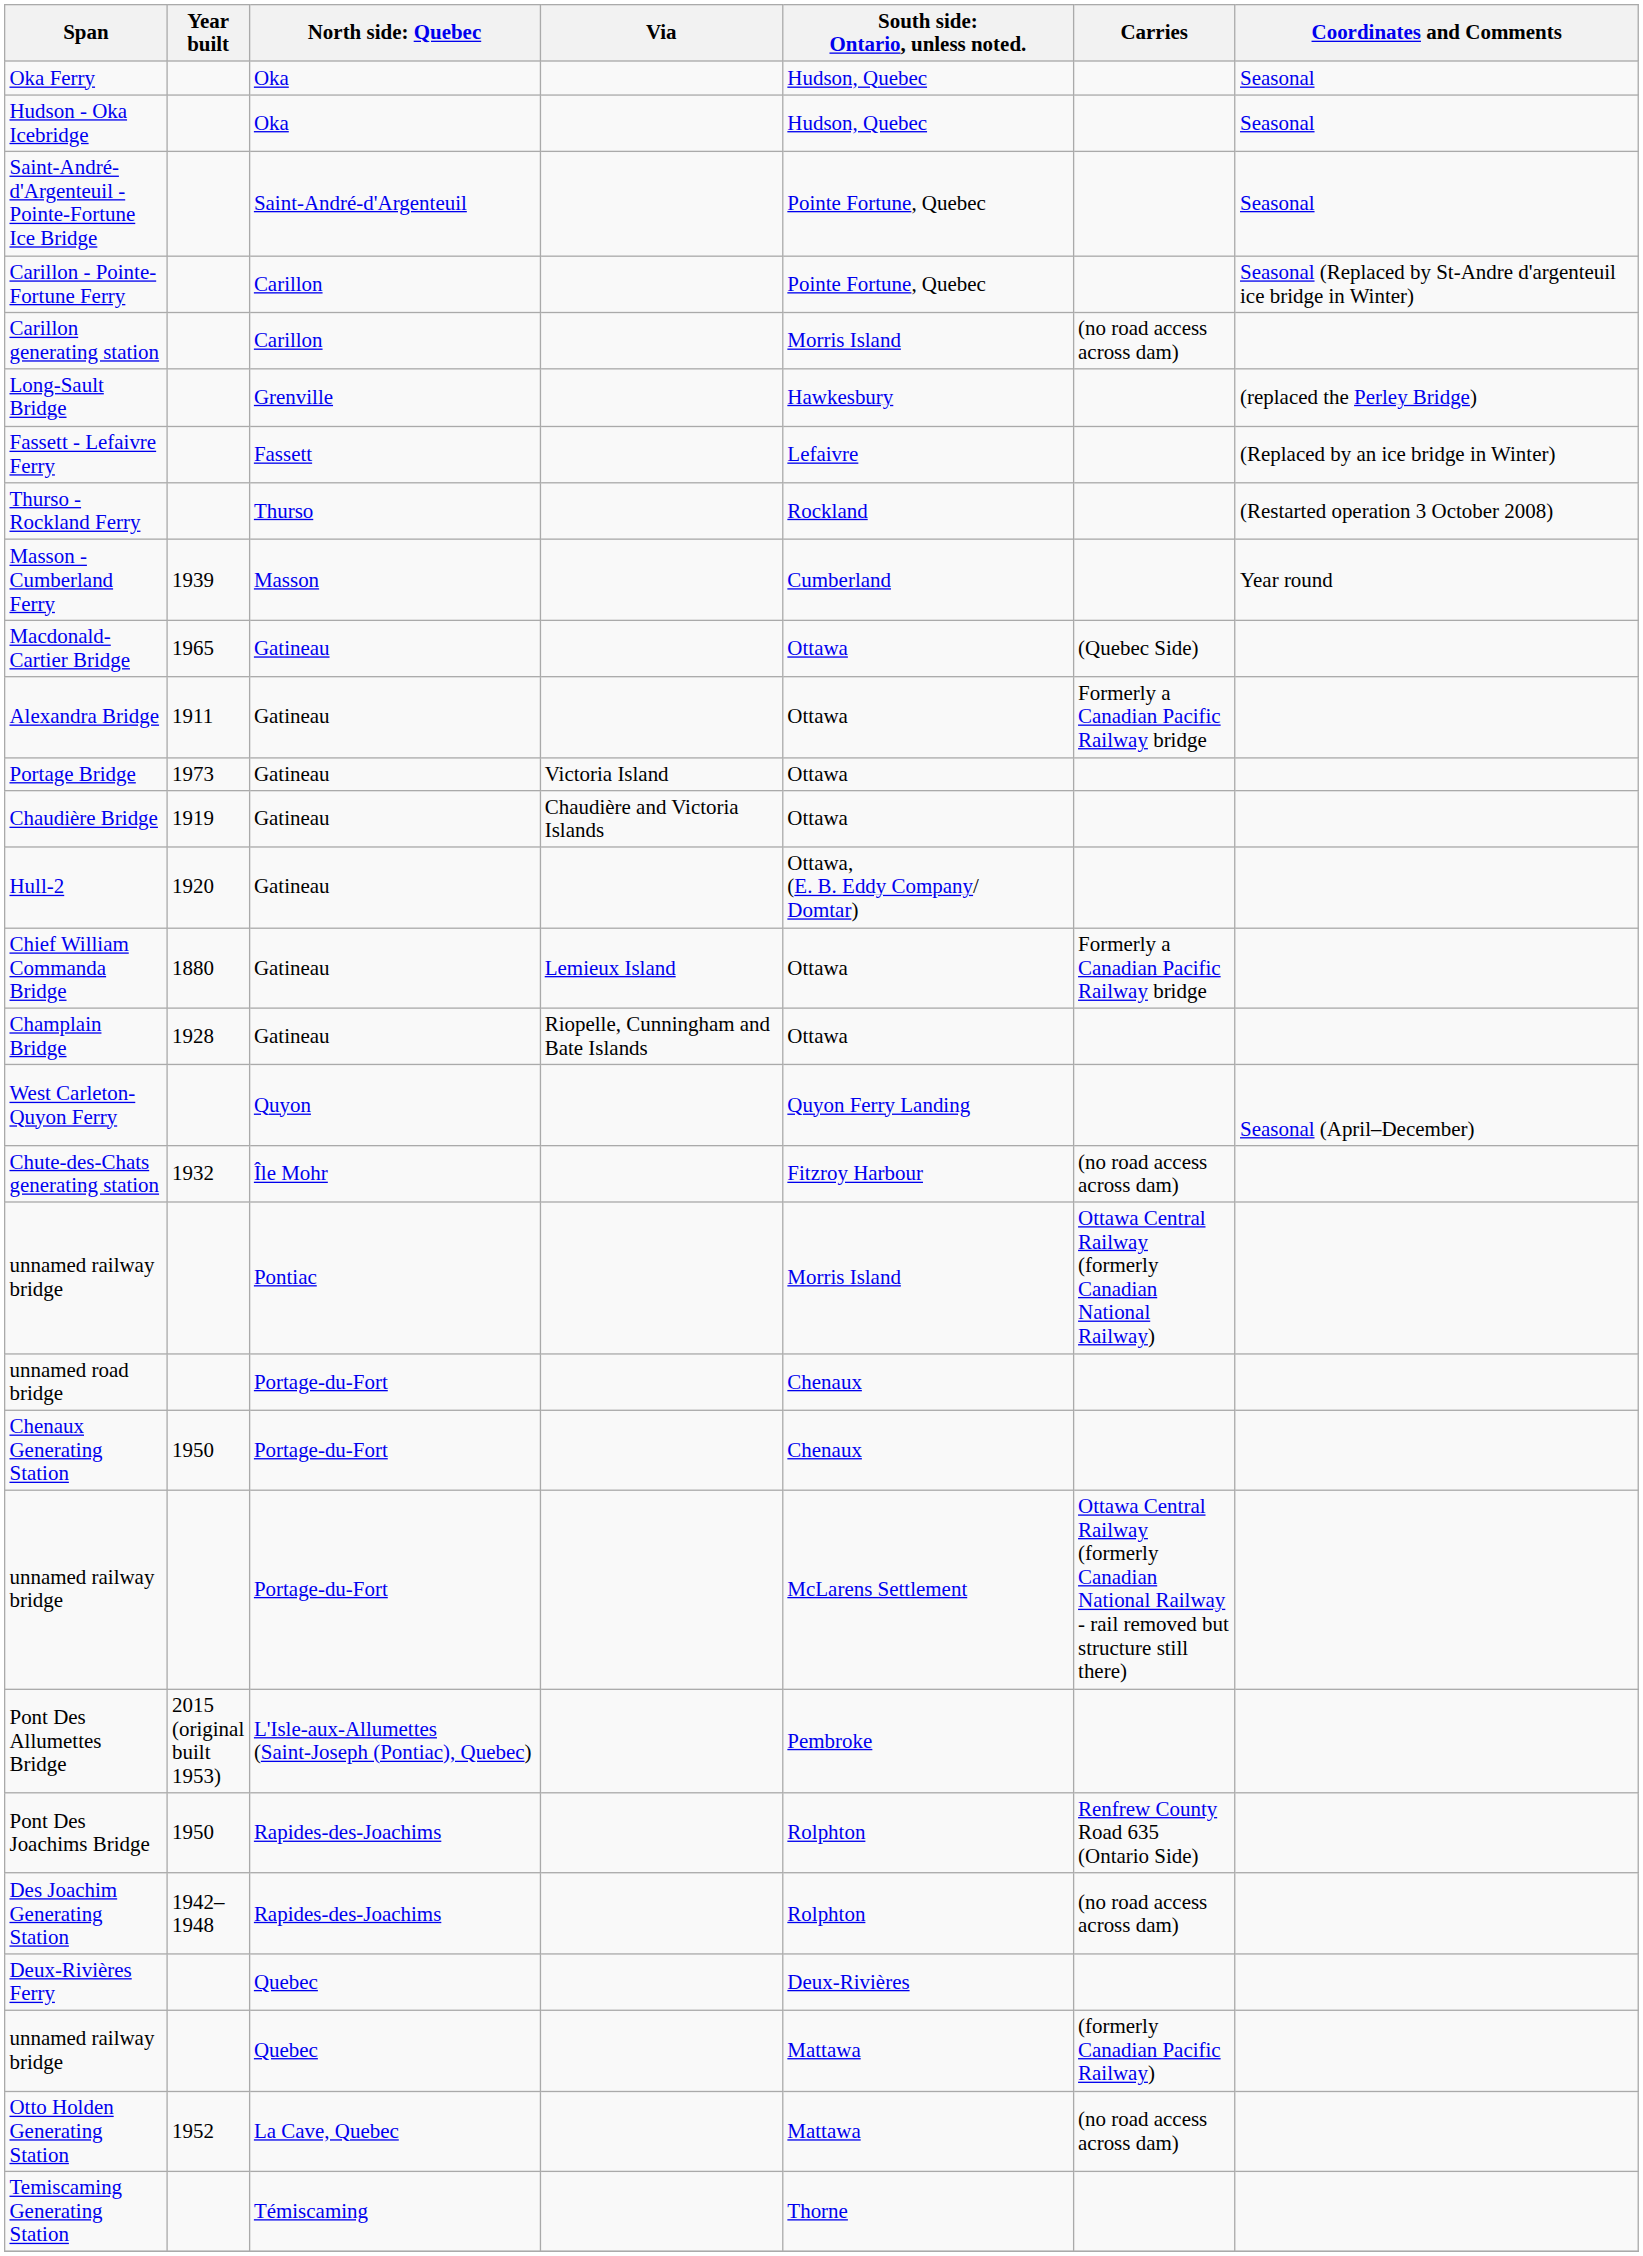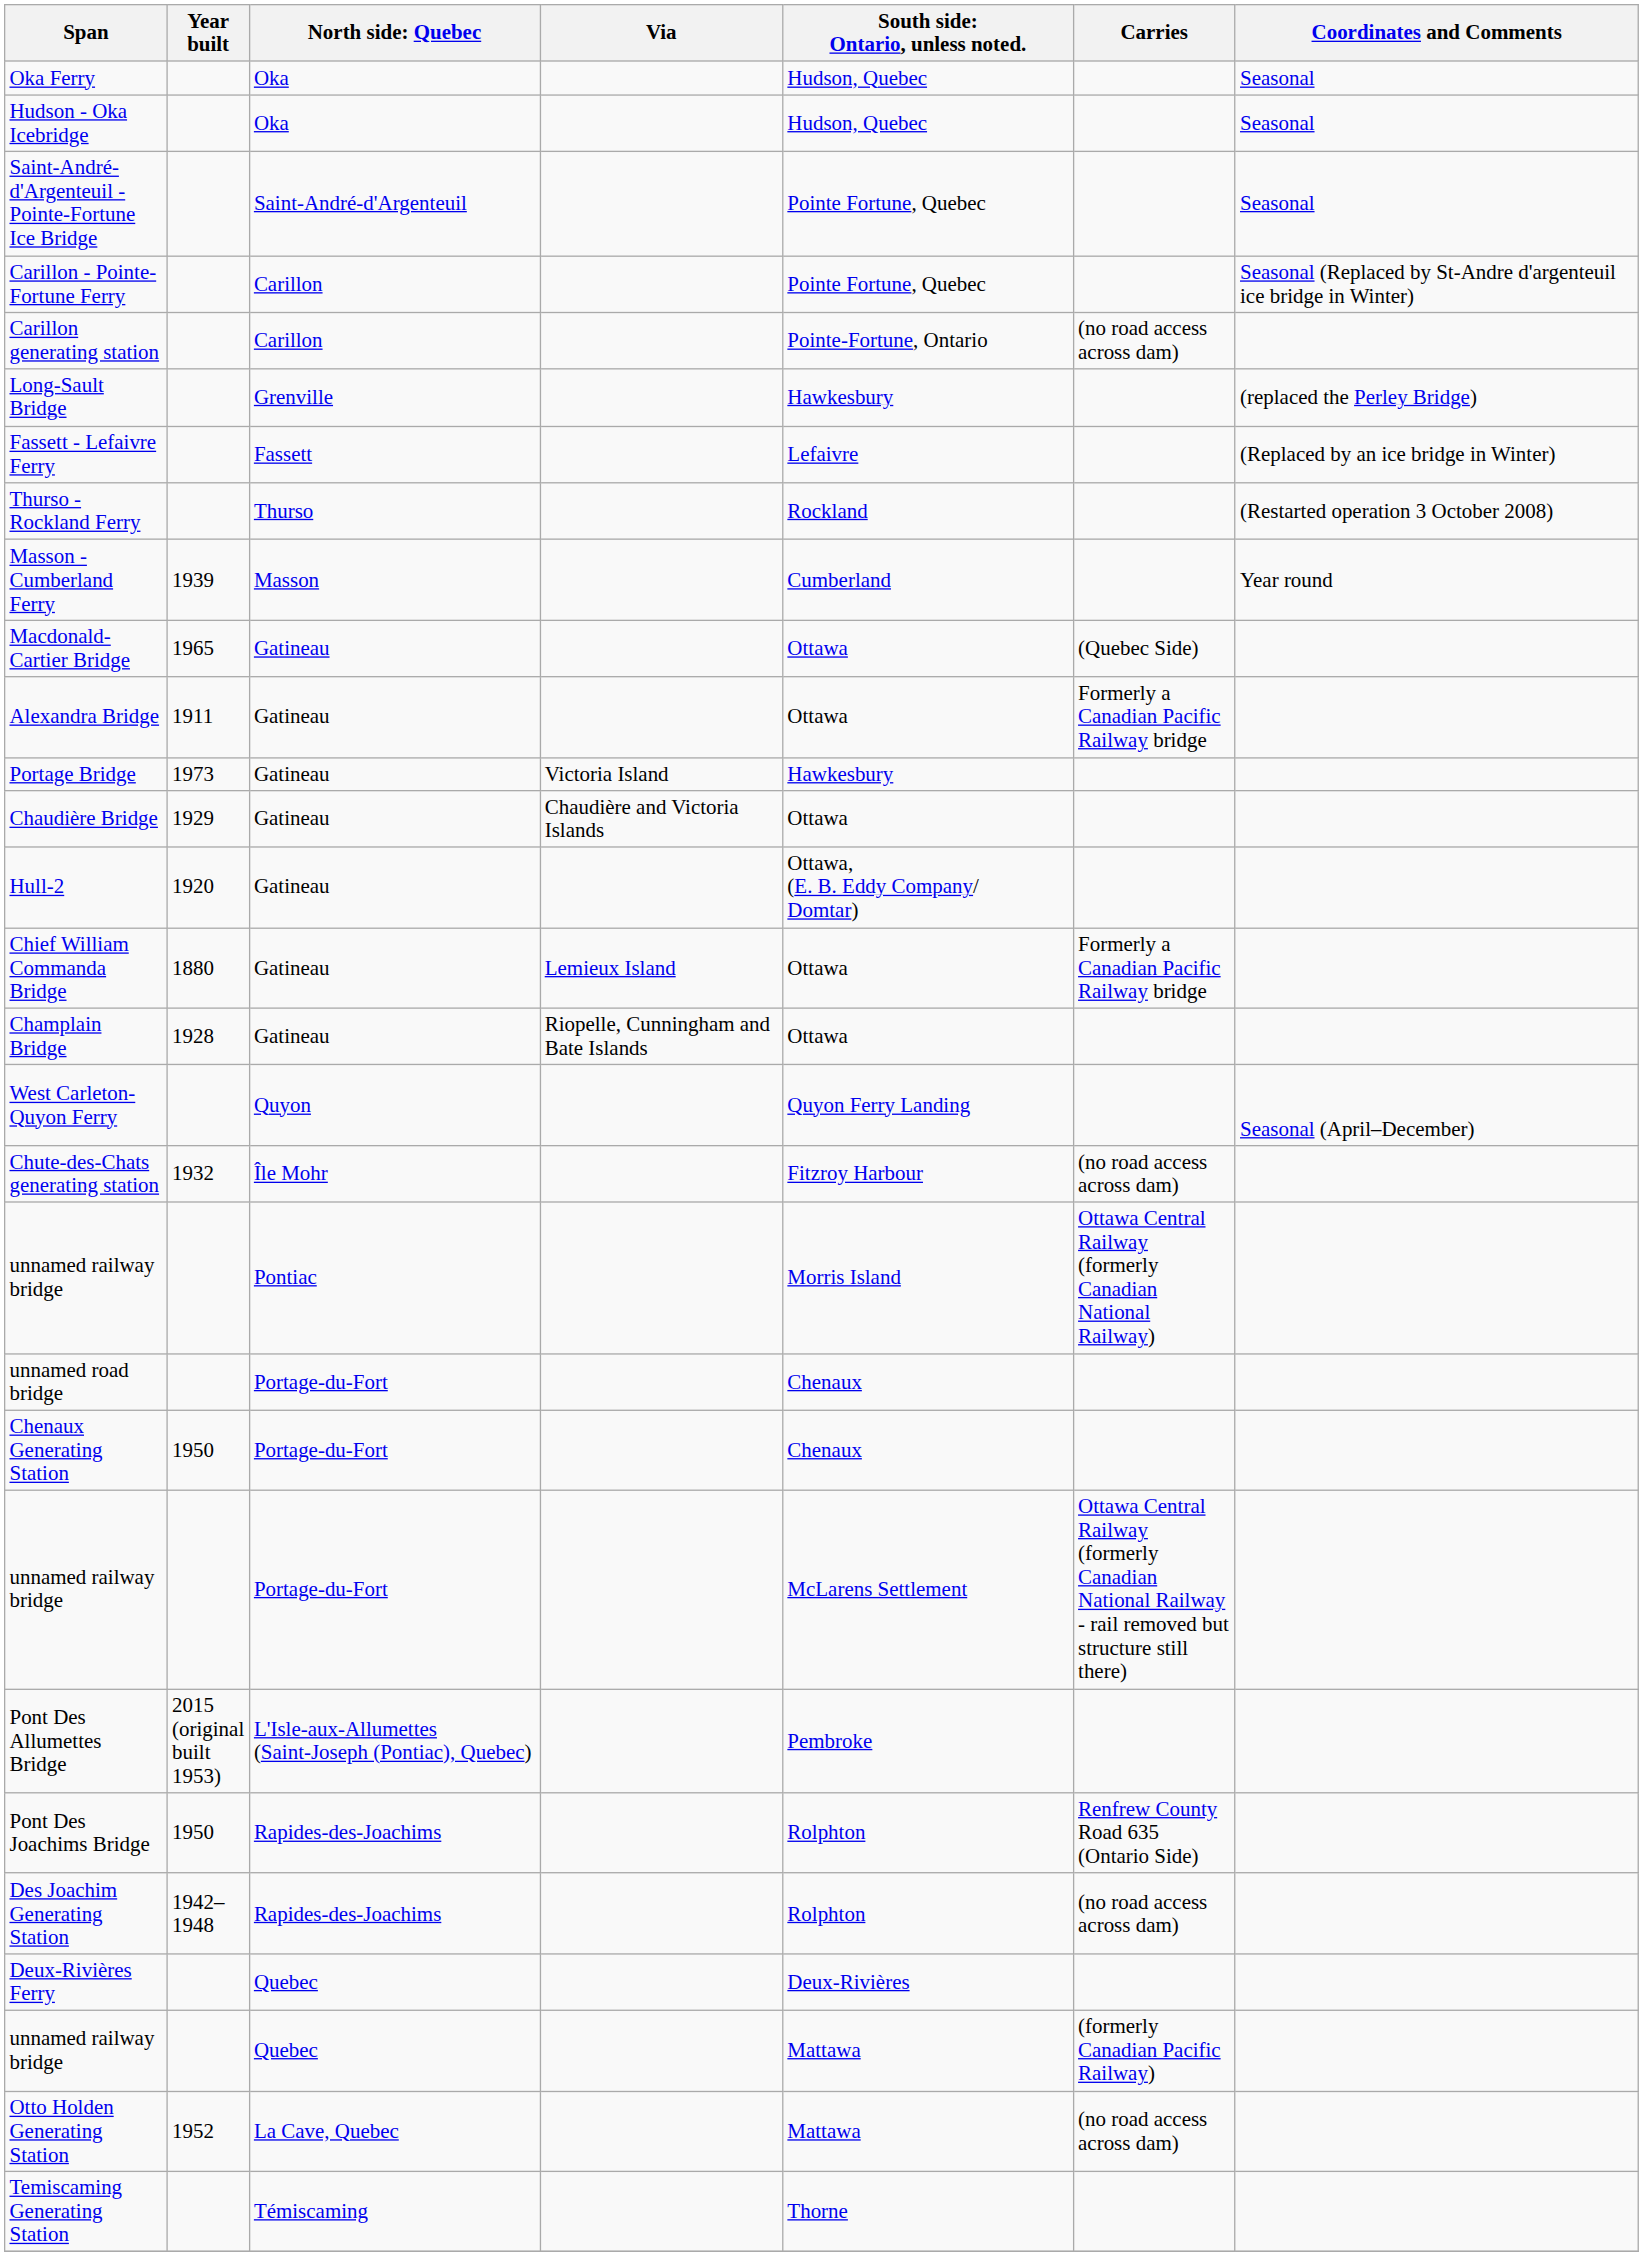(844, 340) Morris Island -> (887, 340) Pointe-Fortune, Ontario
(818, 773) Ottawa -> (840, 773) Hawkesbury
(193, 818) 1919 -> (193, 818) 1929
